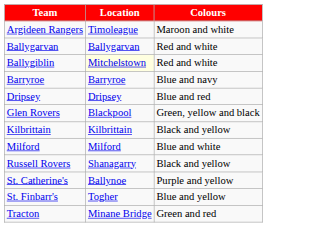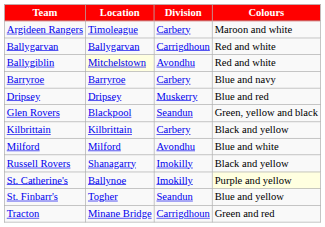+ column: (183, 12)
(195, 180) no background -> (253, 180) lightyellow background
